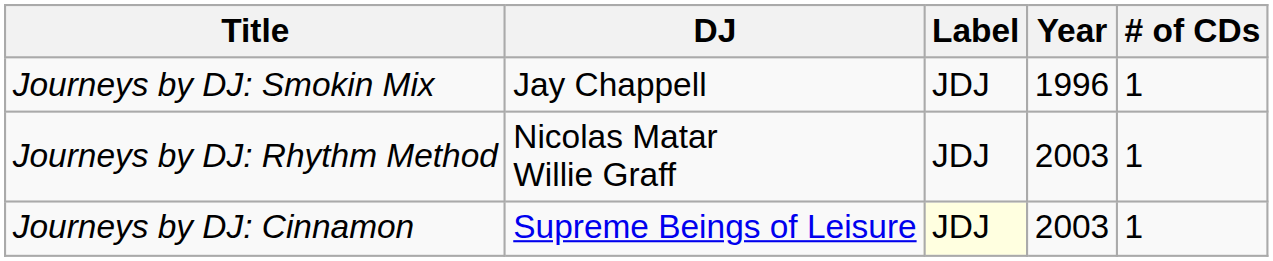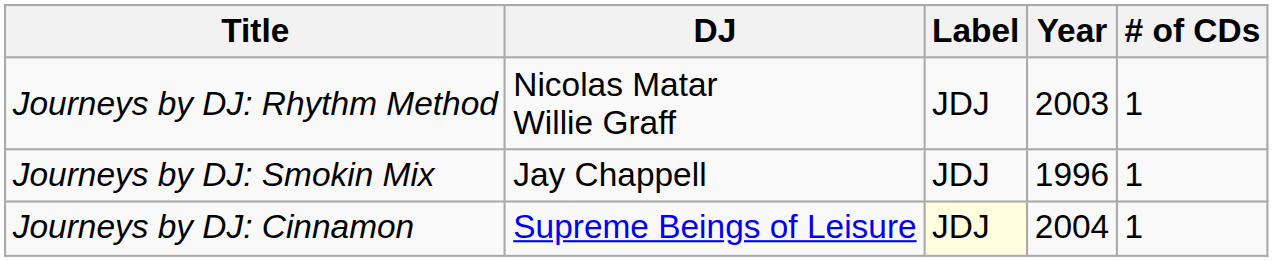rows swapped: (224, 84) <-> (255, 155)
(1072, 227) 2003 -> (1072, 227) 2004
